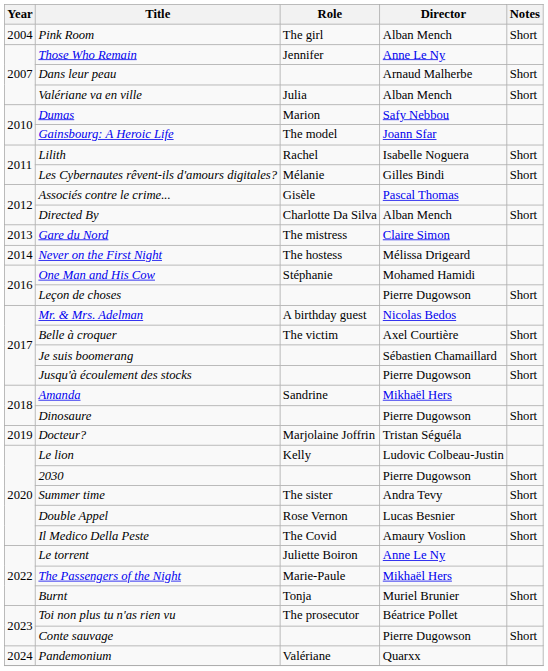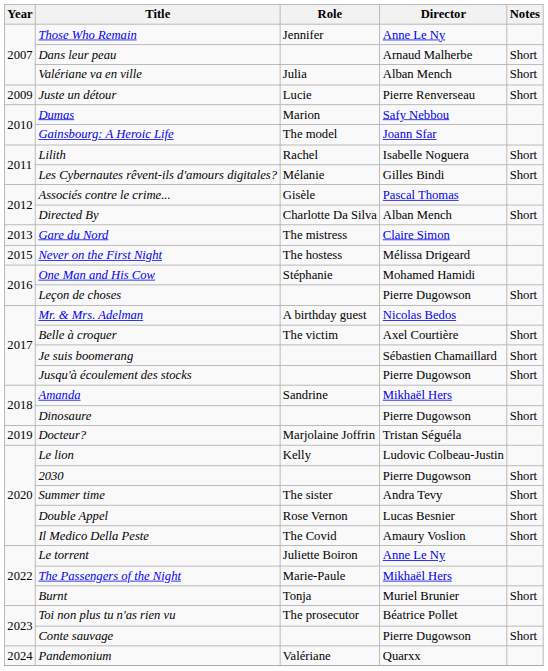- row: (66, 34)
+ row: (77, 94)
(20, 255) 2014 -> (20, 255) 2015
